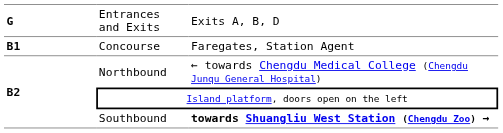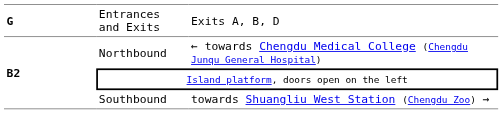- row: (129, 46)
(340, 118) bold -> (340, 99) normal
